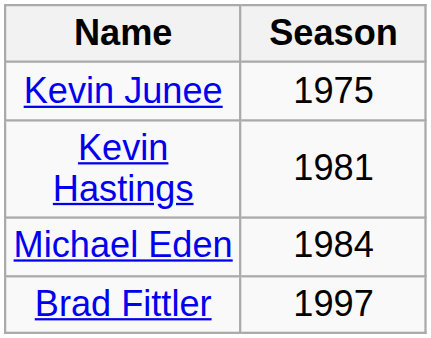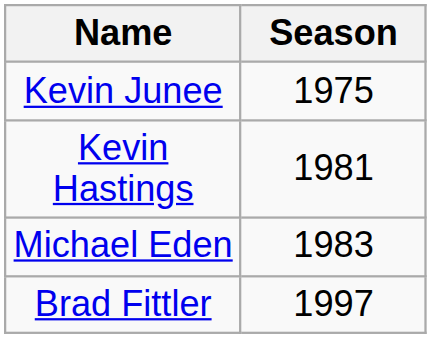(334, 245) 1984 -> (334, 245) 1983
